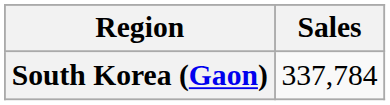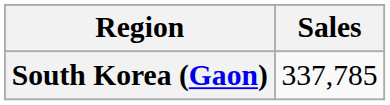(330, 74) 337,784 -> (330, 74) 337,785
